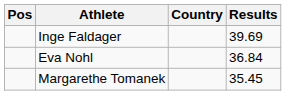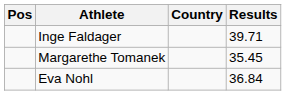(246, 36) 39.69 -> (246, 36) 39.71
rows swapped: (66, 57) <-> (102, 79)
